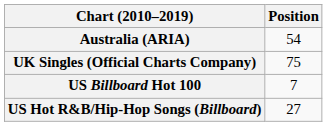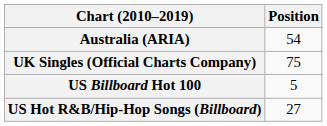(294, 86) 7 -> (294, 86) 5
